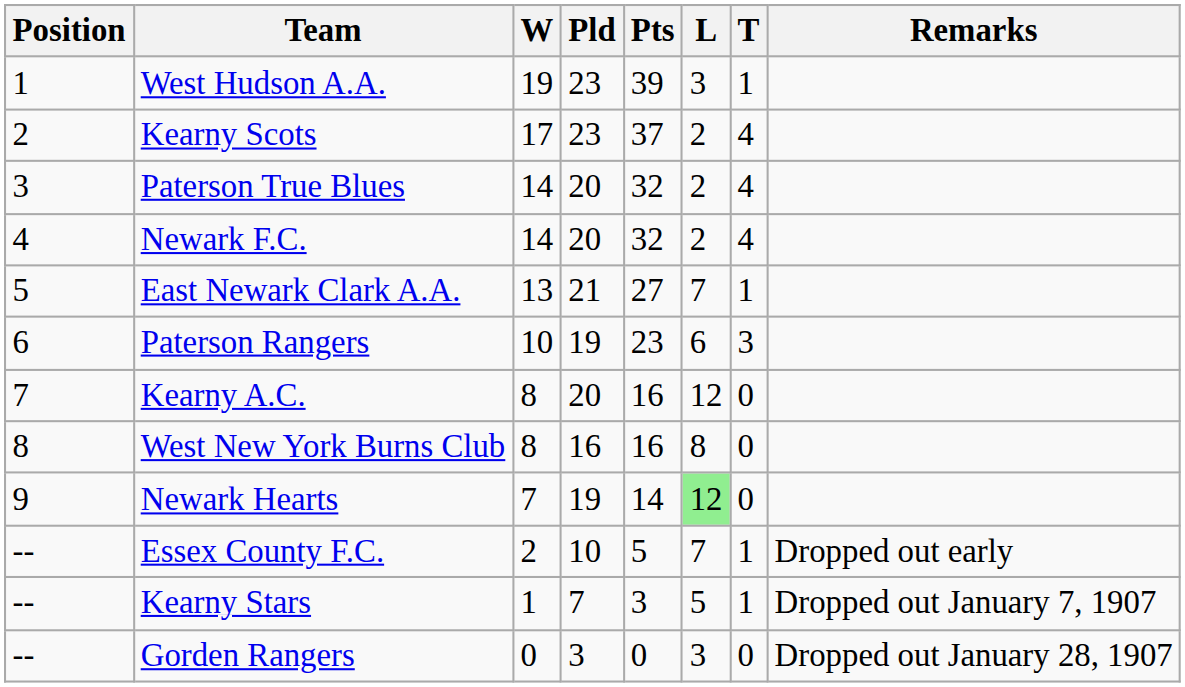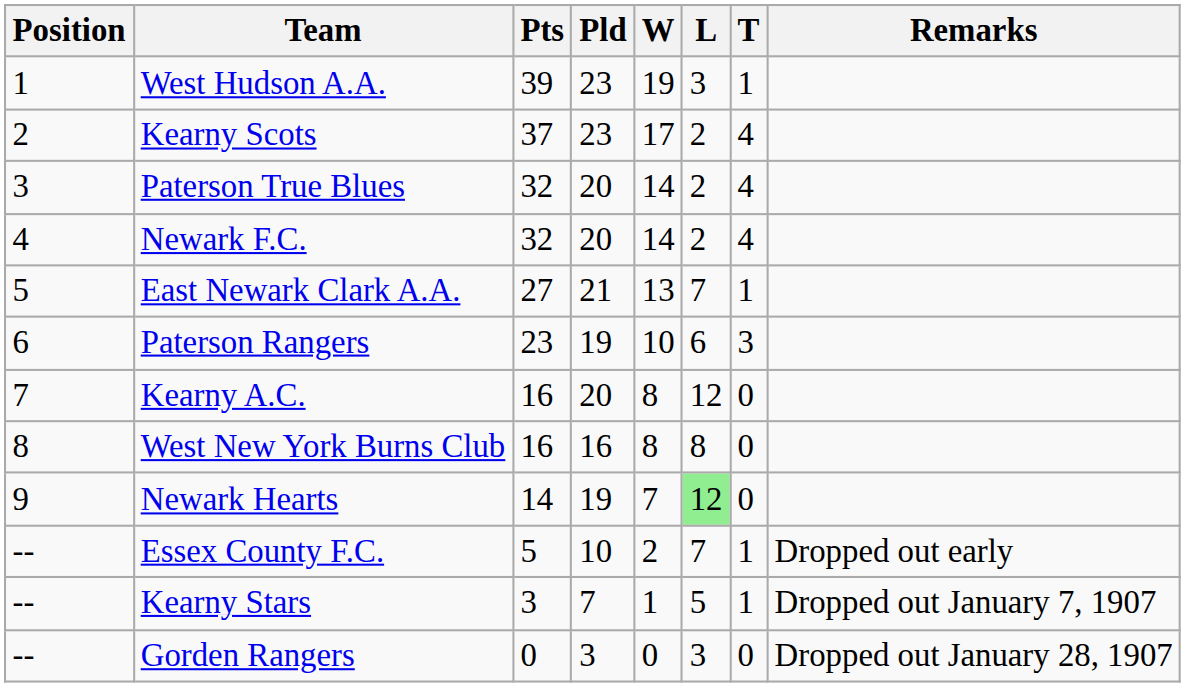columns swapped: (653, 30) <-> (537, 30)
